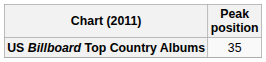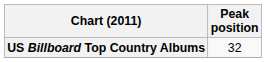(235, 47) 35 -> (235, 47) 32
